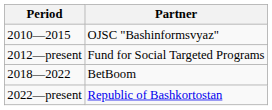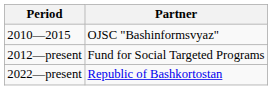- row: (39, 74)
